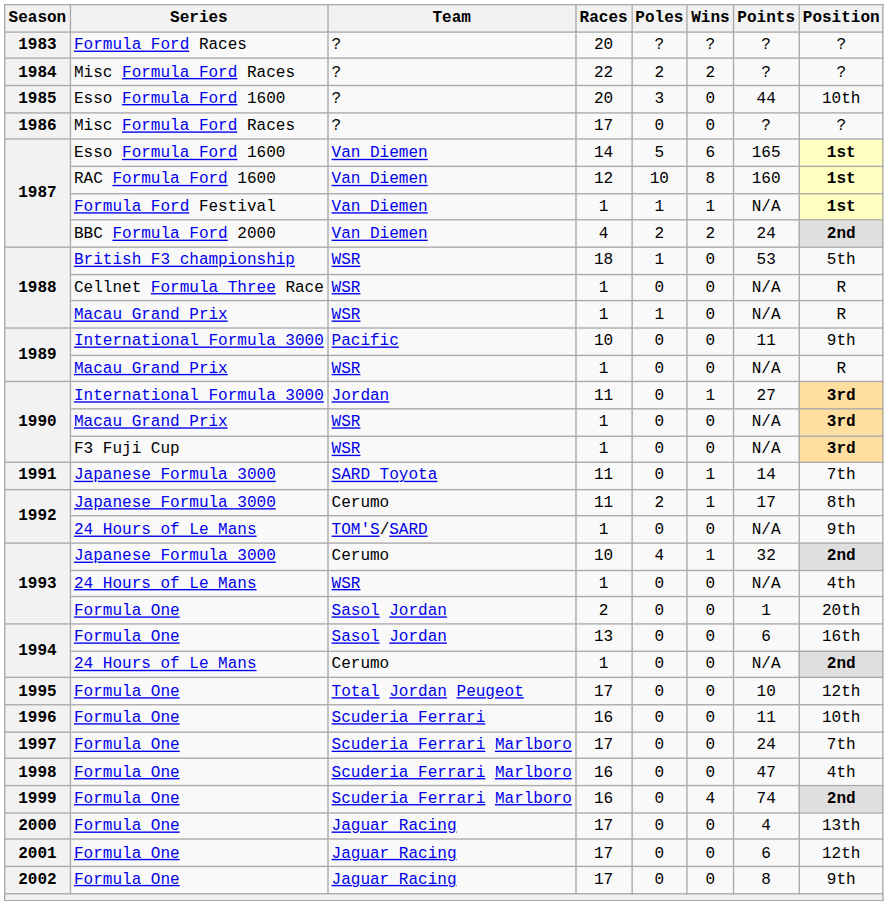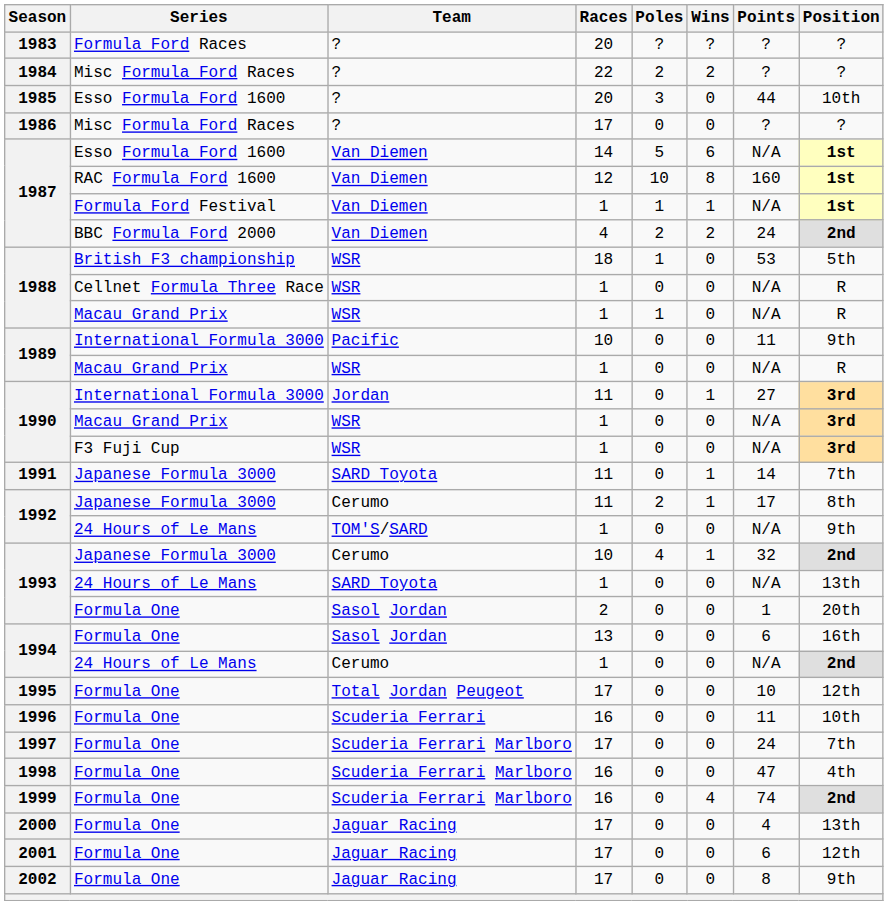(766, 152) 165 -> (766, 152) N/A
(346, 583) WSR -> (384, 583) SARD Toyota
(841, 583) 4th -> (841, 583) 13th
